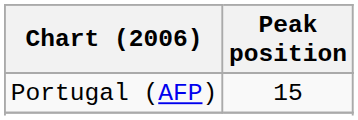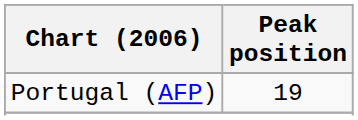(288, 93) 15 -> (288, 93) 19
